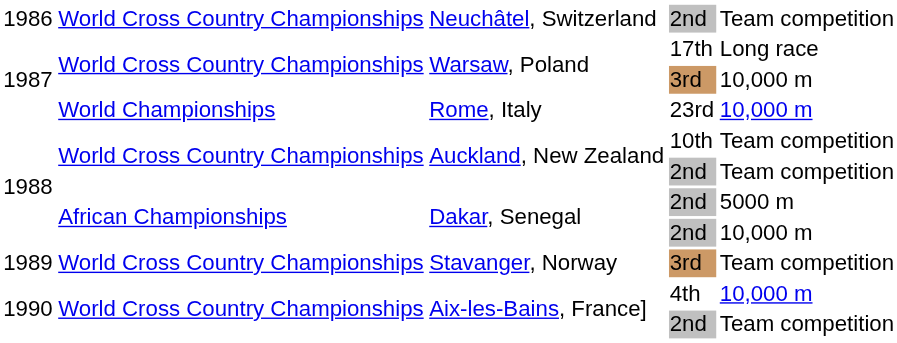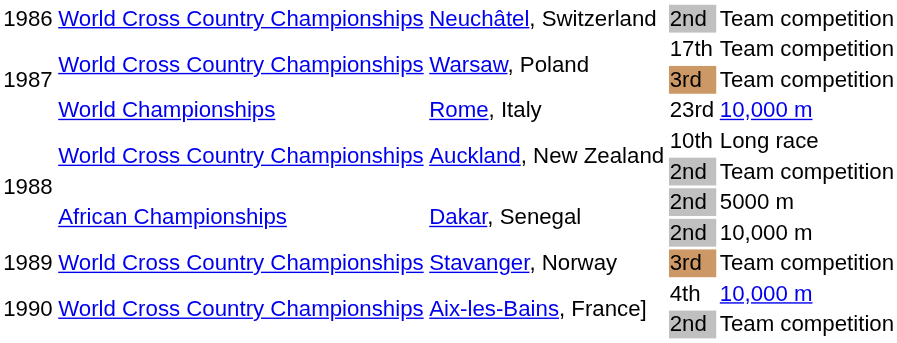(769, 49) Long race -> (807, 49) Team competition
(766, 79) 10,000 m -> (807, 79) Team competition
(807, 140) Team competition -> (769, 140) Long race
